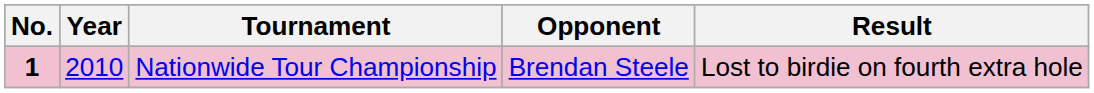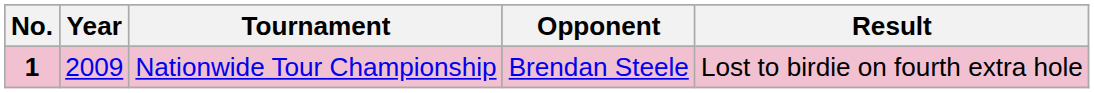(94, 67) 2010 -> (94, 67) 2009
